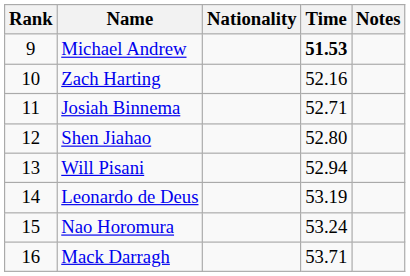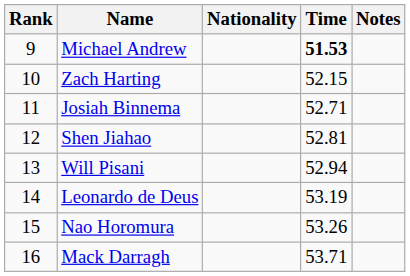(326, 78) 52.16 -> (326, 78) 52.15
(326, 138) 52.80 -> (326, 138) 52.81
(326, 227) 53.24 -> (326, 227) 53.26
